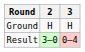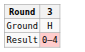- column: (50, 11)
